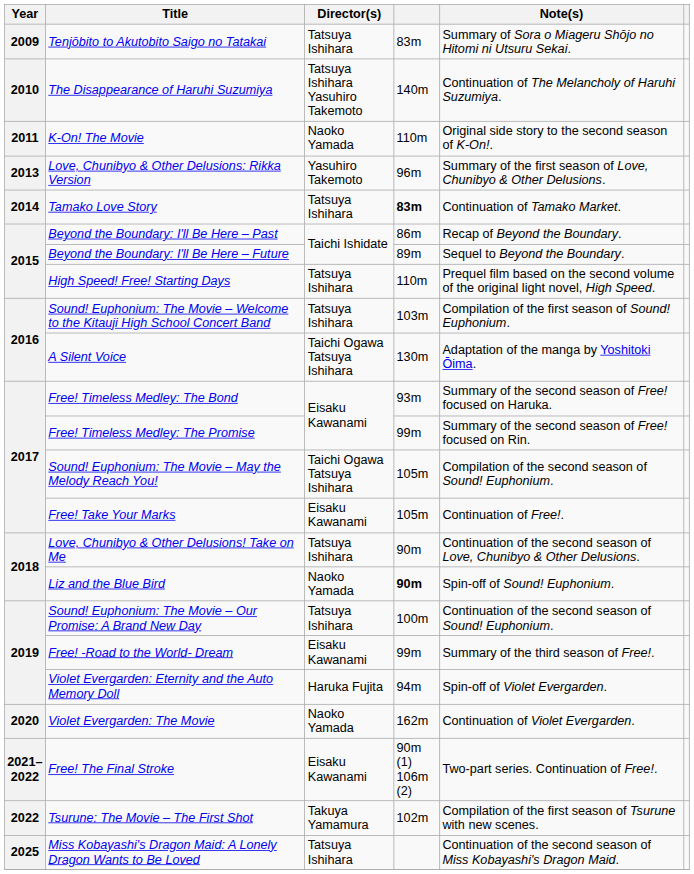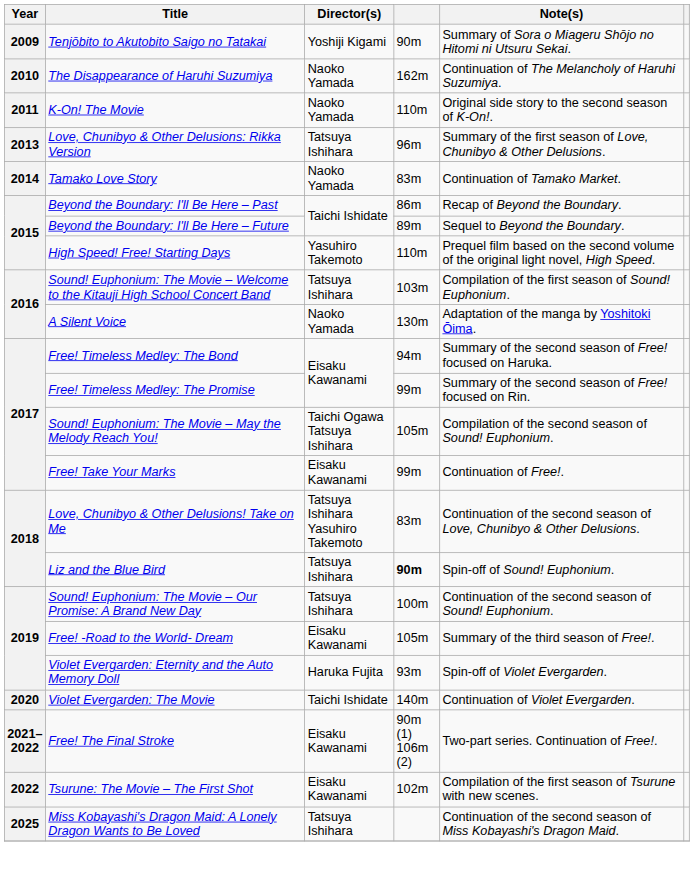(330, 41) Tatsuya Ishihara -> (347, 41) Yoshiji Kigami
(409, 41) 83m -> (409, 41) 90m
(335, 90) Tatsuya Ishihara Yasuhiro Takemoto -> (331, 75) Naoko Yamada
(412, 90) 140m -> (412, 75) 162m
(335, 172) Yasuhiro Takemoto -> (330, 144) Tatsuya Ishihara
(330, 207) Tatsuya Ishihara -> (331, 178) Naoko Yamada
(409, 207) bold -> (409, 178) normal
(330, 281) Tatsuya Ishihara -> (335, 253) Yasuhiro Takemoto
(346, 357) Taichi Ogawa Tatsuya Ishihara -> (331, 321) Naoko Yamada
(409, 398) 93m -> (409, 355) 94m
(412, 515) 105m -> (409, 472) 99m
(330, 549) Tatsuya Ishihara -> (335, 521) Tatsuya Ishihara Yasuhiro Takemoto
(409, 549) 90m -> (409, 521) 83m
(331, 584) Naoko Yamada -> (330, 569) Tatsuya Ishihara
(409, 652) 99m -> (412, 638) 105m
(409, 686) 94m -> (409, 672) 93m
(331, 721) Naoko Yamada -> (348, 699) Taichi Ishidate
(412, 721) 162m -> (412, 699) 140m
(338, 818) Takuya Yamamura -> (337, 789) Eisaku Kawanami
